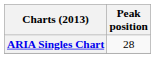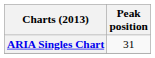(129, 44) 28 -> (129, 44) 31
